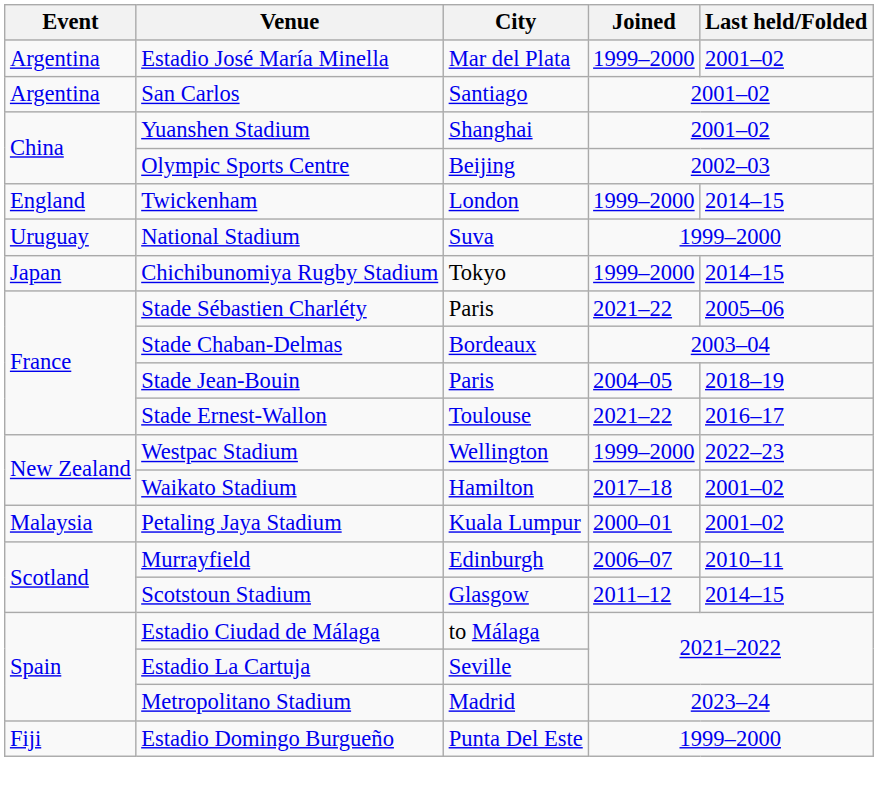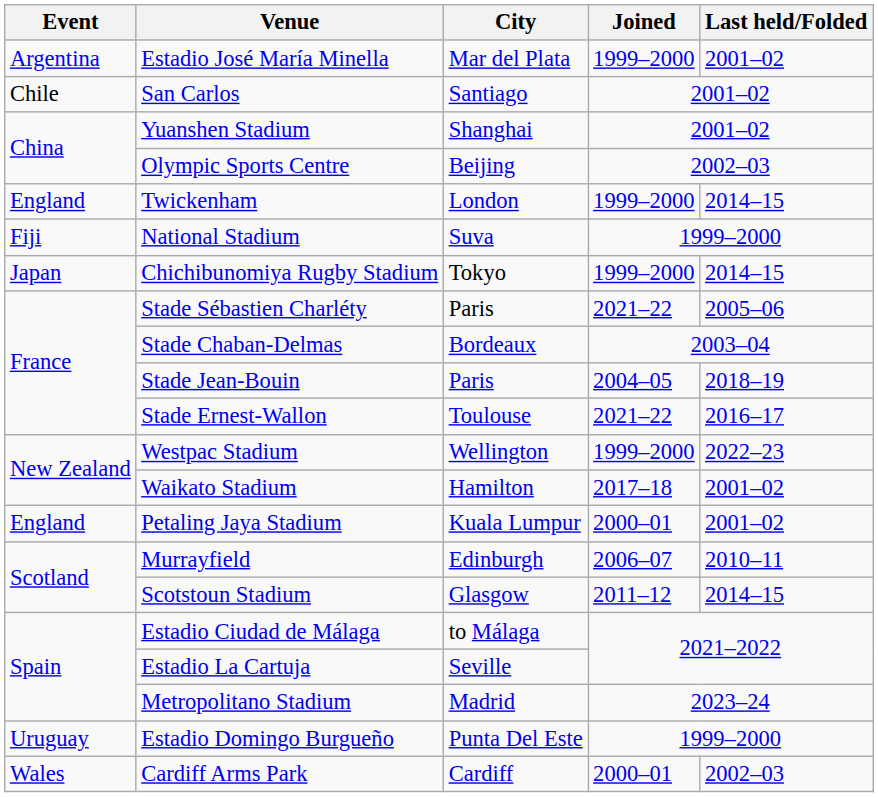(55, 93) Argentina -> (34, 93) Chile
(49, 237) Uruguay -> (26, 237) Fiji
(51, 523) Malaysia -> (48, 523) England
(26, 737) Fiji -> (49, 737) Uruguay
+ row: (224, 773)
